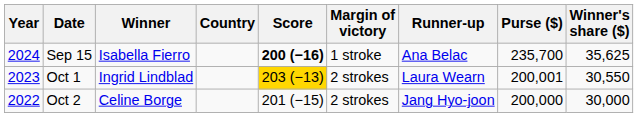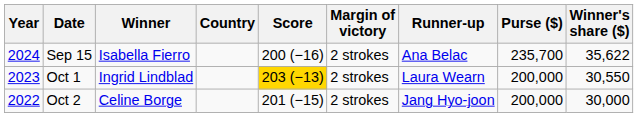(293, 54) bold -> (293, 54) normal
(356, 54) 1 stroke -> (360, 54) 2 strokes
(608, 54) 35,625 -> (608, 54) 35,622
(537, 77) 200,001 -> (537, 77) 200,000
